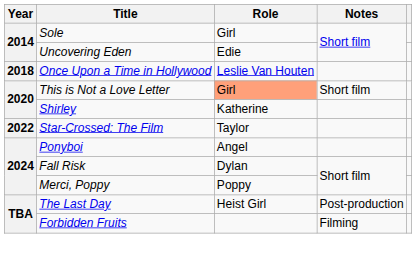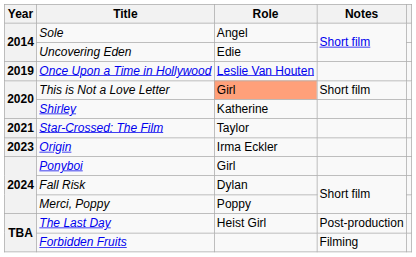(226, 33) Girl -> (232, 33) Angel
(20, 71) 2018 -> (20, 71) 2019
(20, 128) 2022 -> (20, 128) 2021
+ row: (55, 147)
(232, 147) Angel -> (226, 166) Girl
